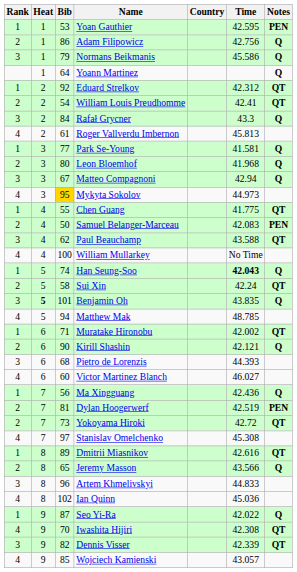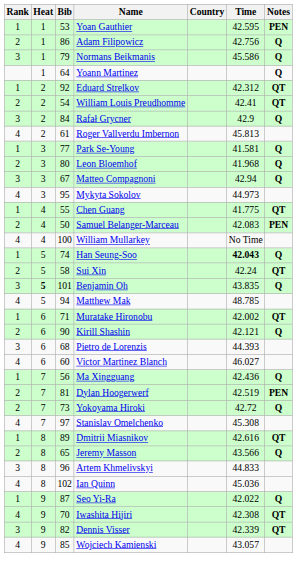(246, 118) 43.3 -> (246, 118) 42.9
(65, 194) gold background -> (65, 194) no background
- row: (109, 240)
(279, 423) QT -> (279, 407) Q
